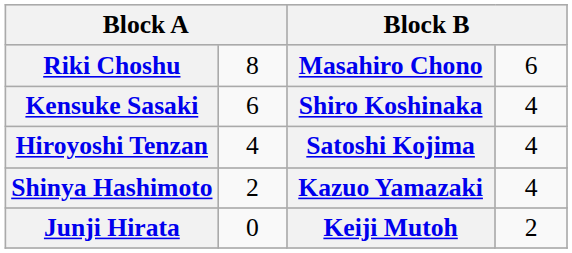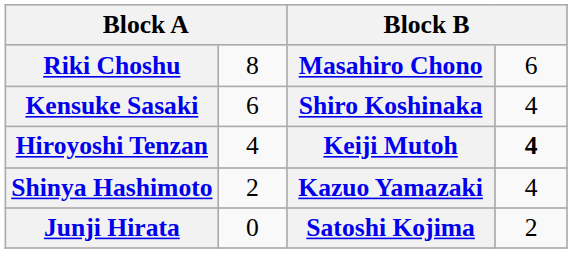(391, 146) Satoshi Kojima -> (391, 146) Keiji Mutoh
(531, 146) normal -> (531, 146) bold
(391, 227) Keiji Mutoh -> (391, 227) Satoshi Kojima
